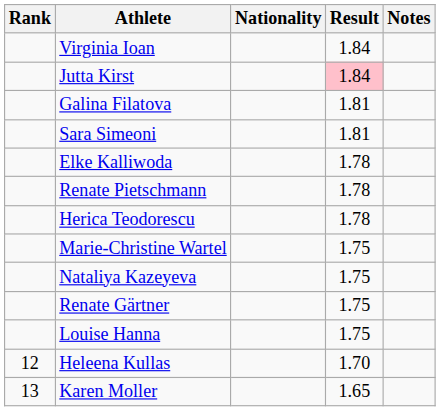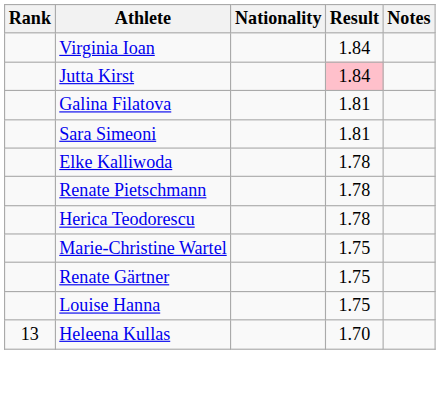- row: (128, 276)
(30, 362) 12 -> (30, 334) 13
- row: (108, 391)
